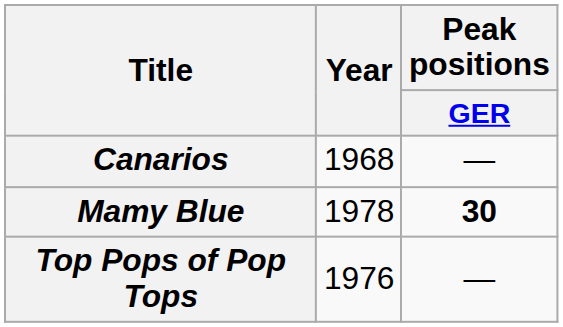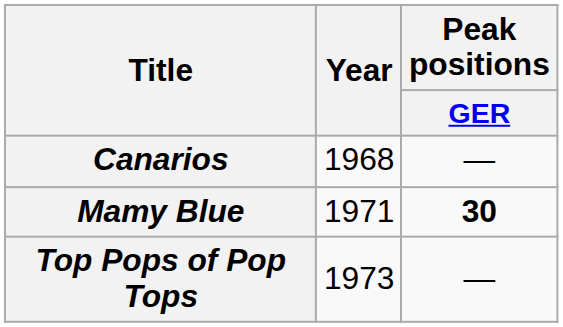(359, 210) 1978 -> (359, 210) 1971
(359, 278) 1976 -> (359, 278) 1973
